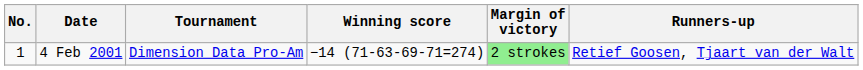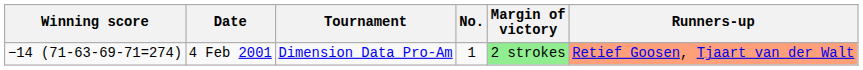columns swapped: (20, 24) <-> (397, 24)
(713, 54) no background -> (713, 54) lightsalmon background
